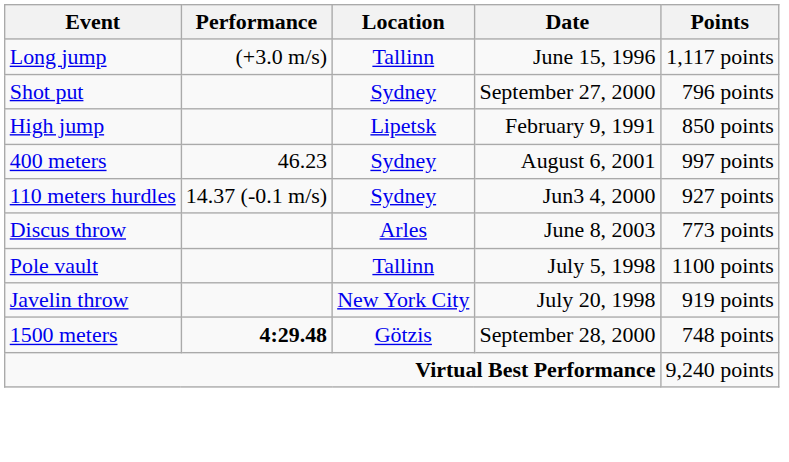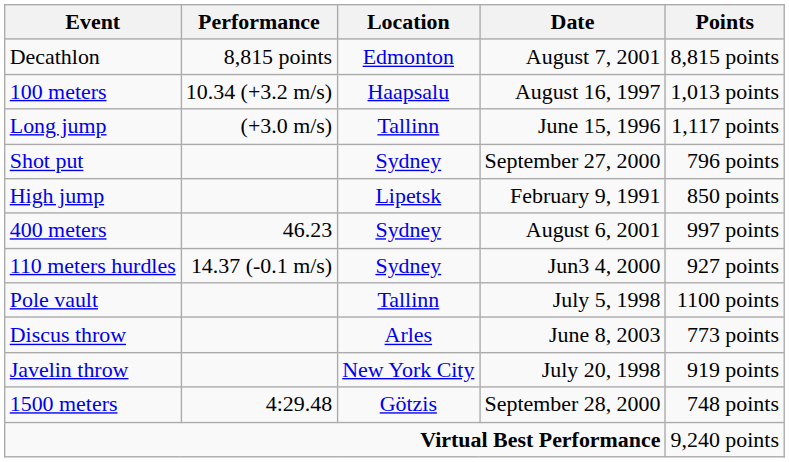+ row: (55, 56)
+ row: (58, 91)
rows swapped: (68, 230) <-> (54, 265)
(293, 334) bold -> (299, 404) normal
